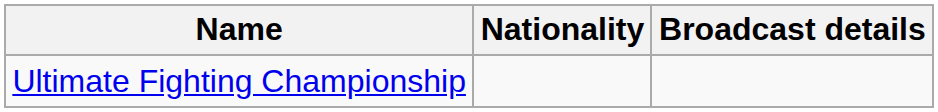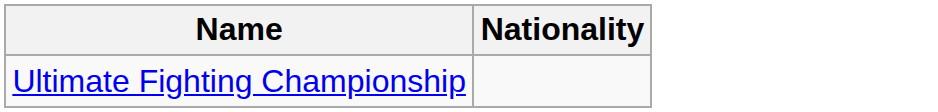- column: (792, 29)
